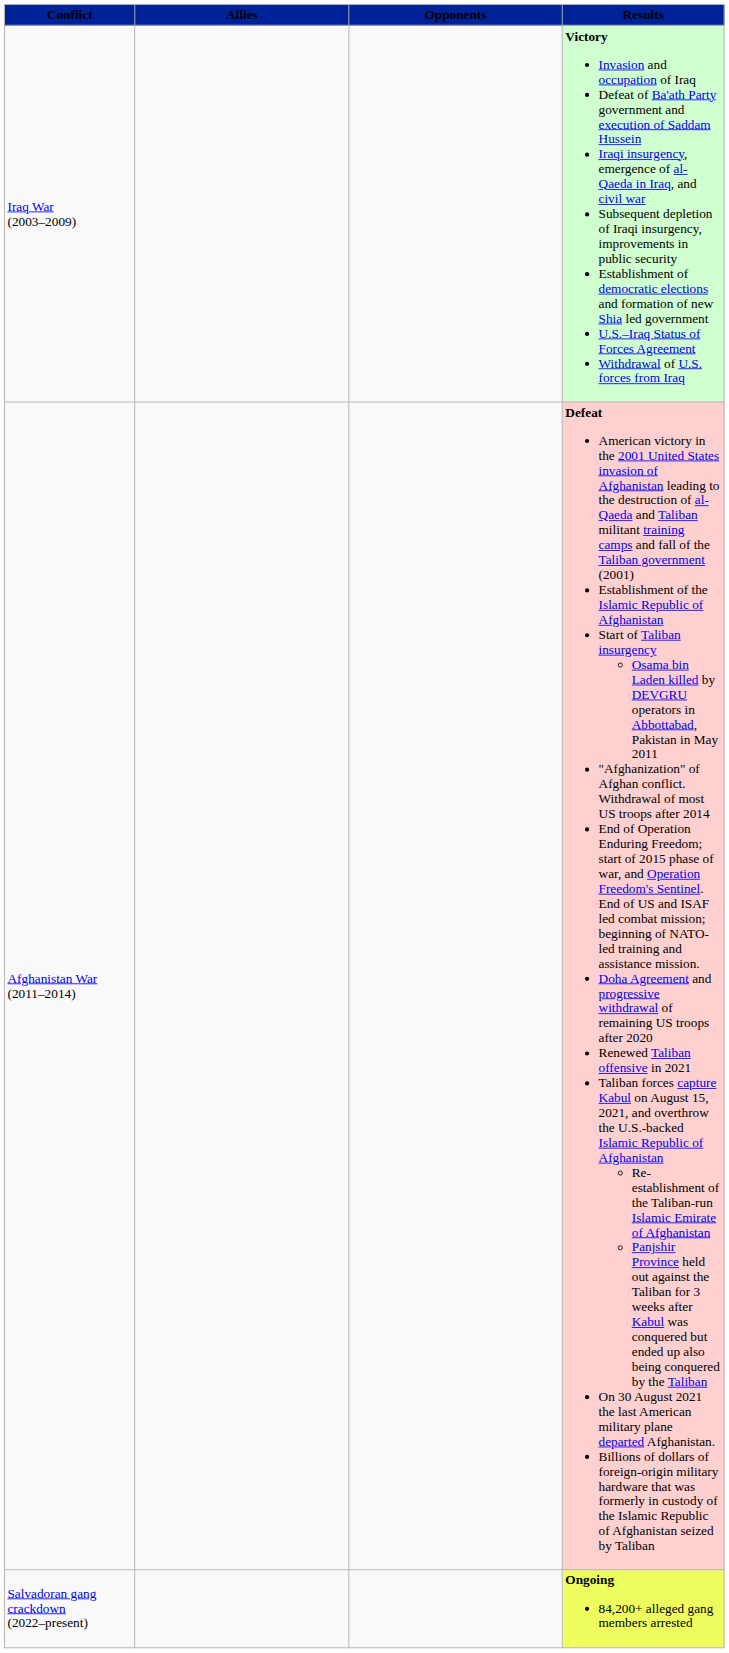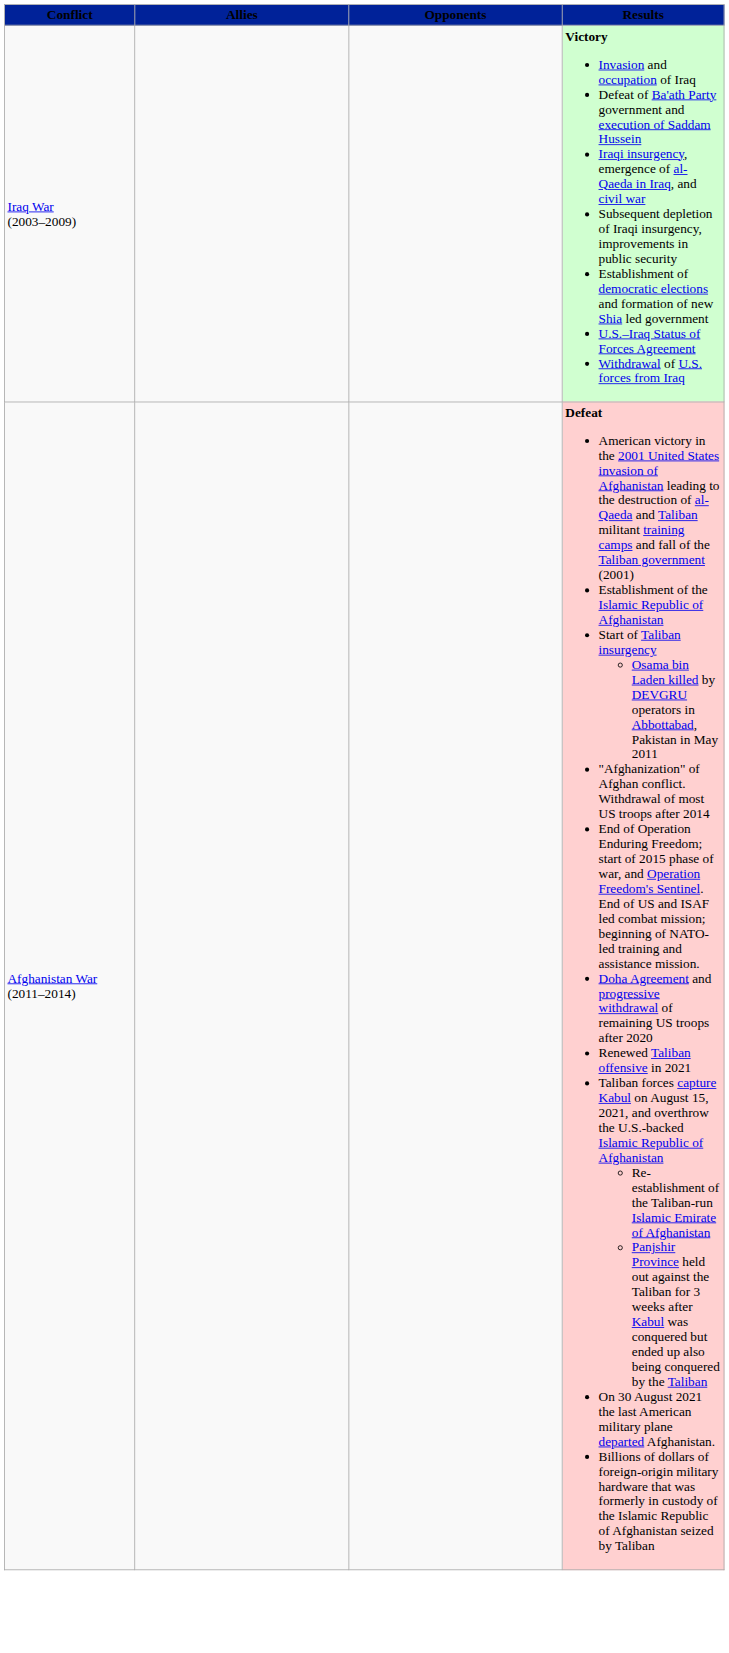- row: (52, 1608)
